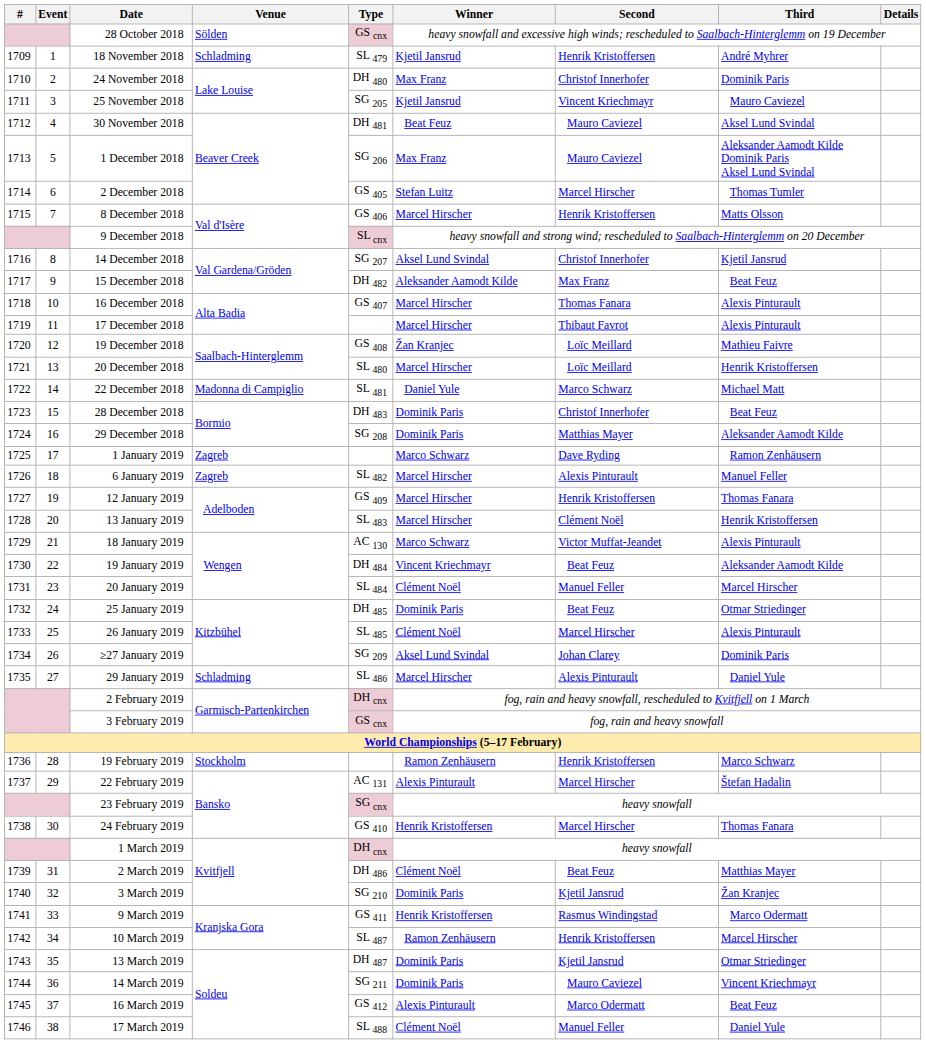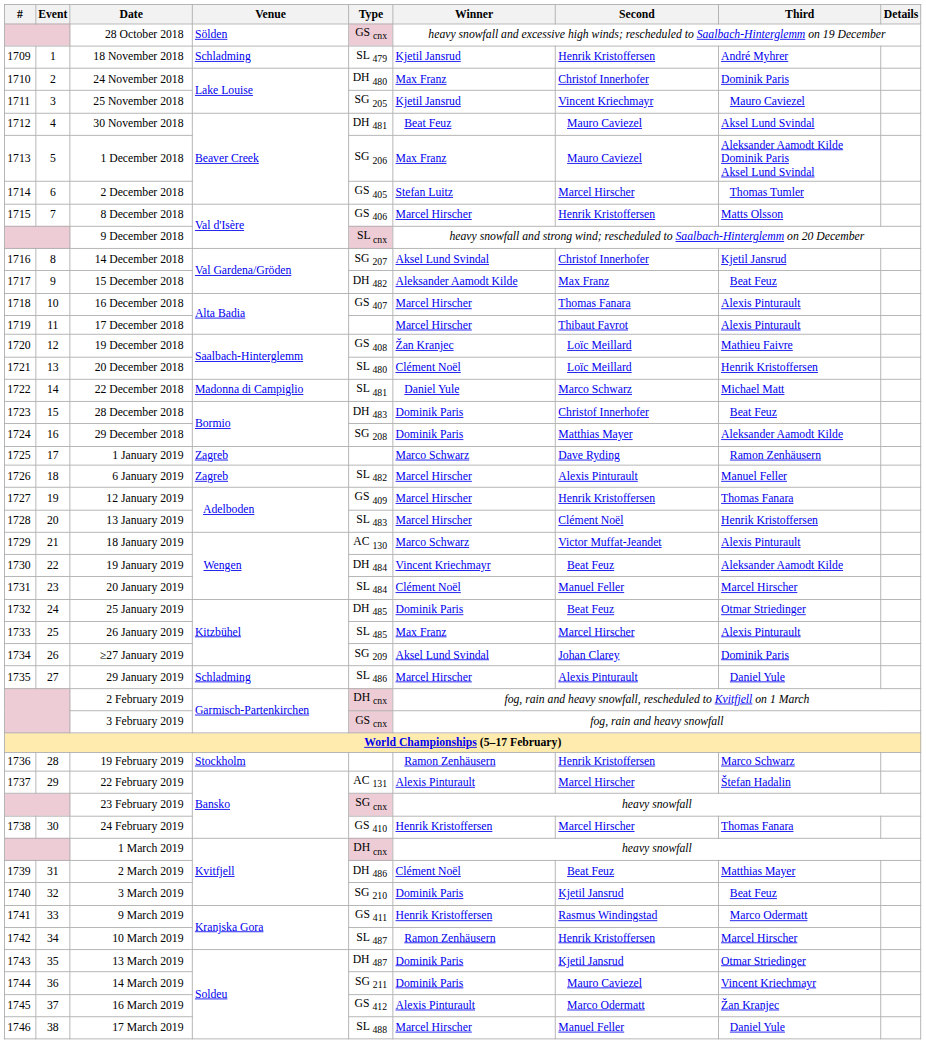(434, 367) Marcel Hirscher -> (428, 367) Clément Noël
(428, 632) Clément Noël -> (421, 632) Max Franz
(750, 893) Žan Kranjec -> (749, 893) Beat Feuz
(749, 1005) Beat Feuz -> (750, 1005) Žan Kranjec
(428, 1027) Clément Noël -> (434, 1027) Marcel Hirscher
